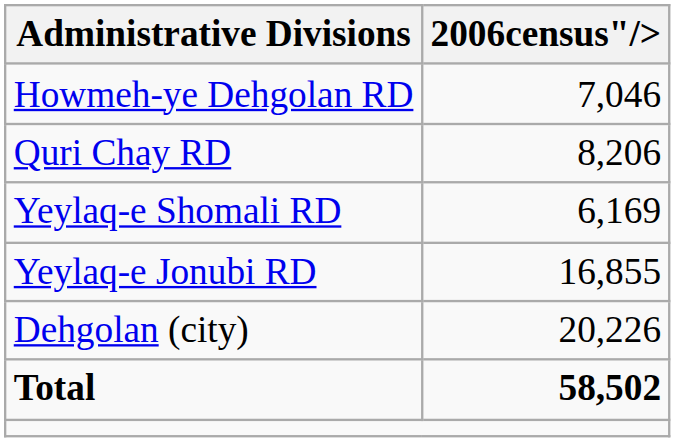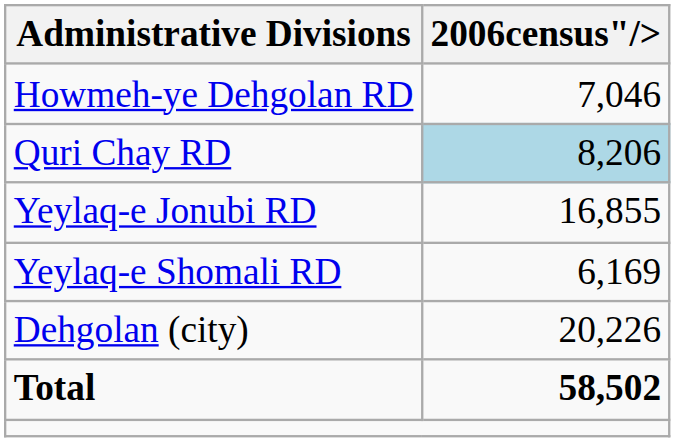(619, 152) no background -> (619, 152) lightblue background
rows swapped: (165, 270) <-> (178, 211)
